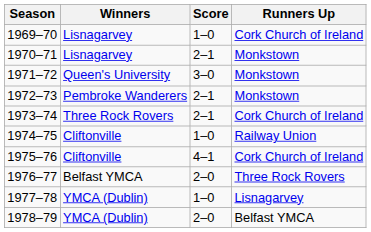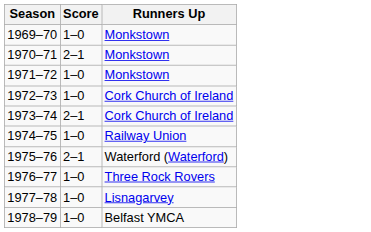- column: (125, 14)
(299, 34) Cork Church of Ireland -> (137, 34) Monkstown
(204, 75) 3–0 -> (74, 75) 1–0
(204, 95) 2–1 -> (74, 95) 1–0
(267, 95) Monkstown -> (169, 95) Cork Church of Ireland
(204, 156) 4–1 -> (74, 156) 2–1
(299, 156) Cork Church of Ireland -> (166, 156) Waterford (Waterford)
(204, 177) 2–0 -> (74, 177) 1–0
(204, 217) 2–0 -> (74, 217) 1–0
